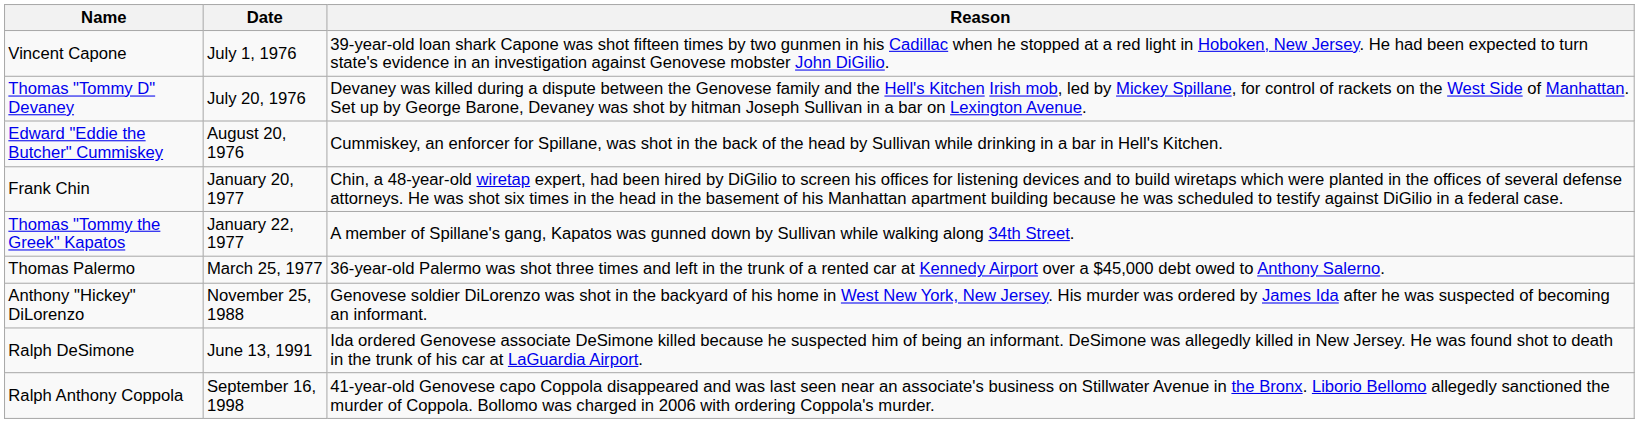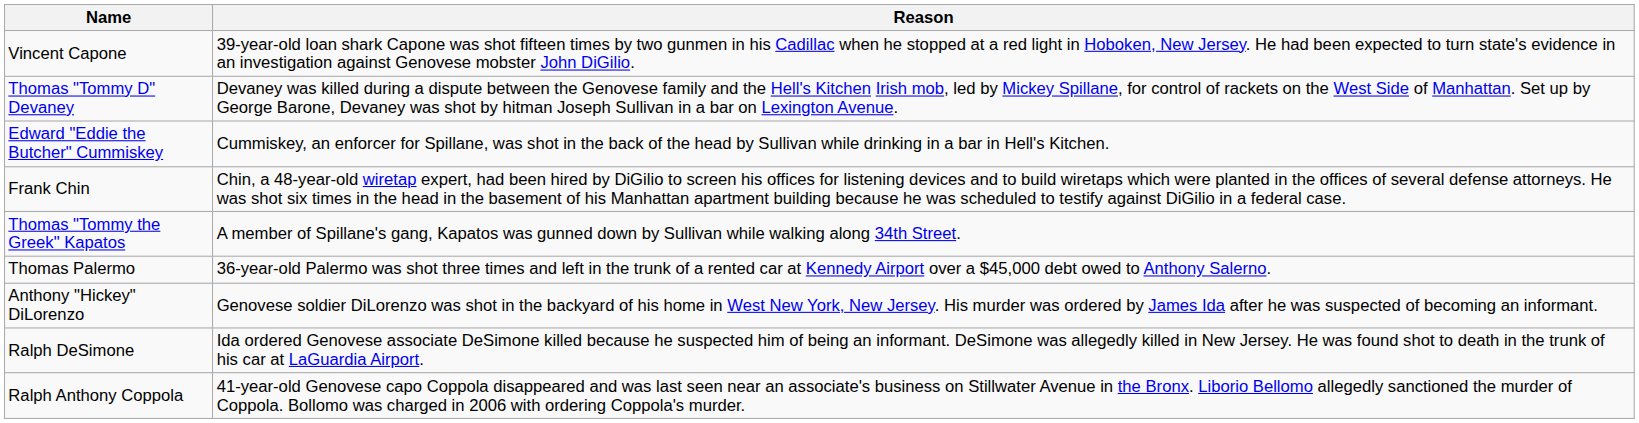- column: (265, 17)
